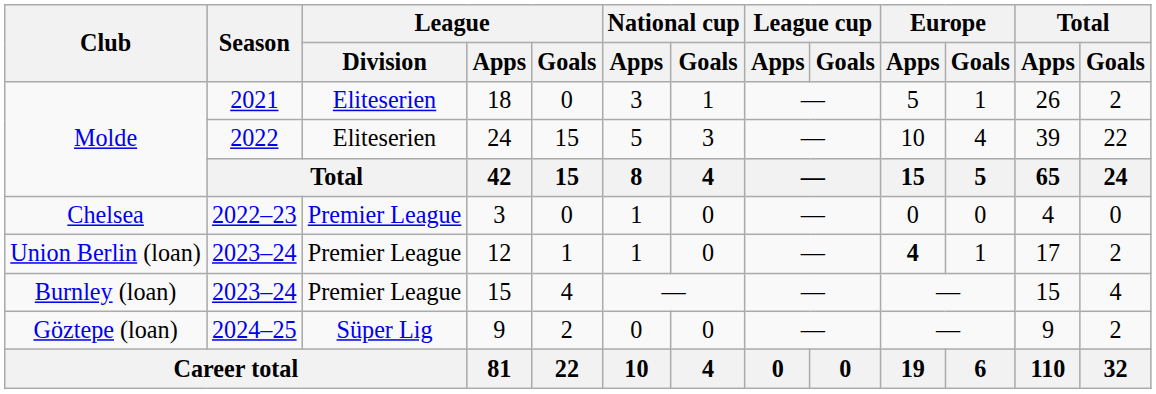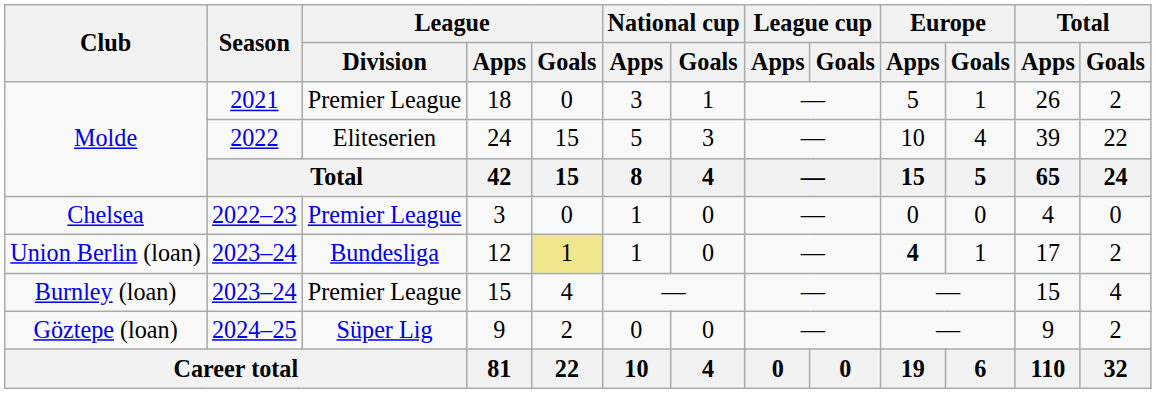(385, 100) Eliteserien -> (385, 100) Premier League
(385, 253) Premier League -> (385, 253) Bundesliga
(567, 253) no background -> (567, 253) khaki background
